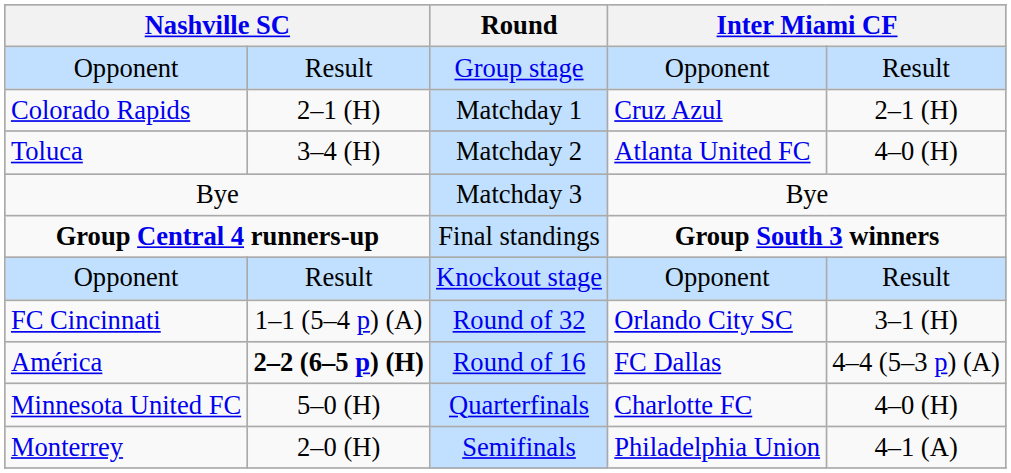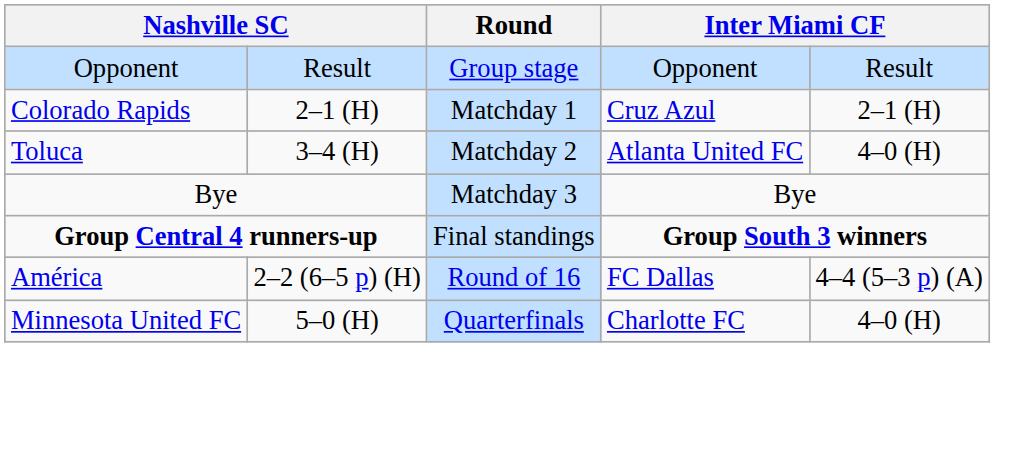- row: (519, 278)
- row: (519, 320)
(339, 362) bold -> (337, 278) normal
- row: (519, 446)
